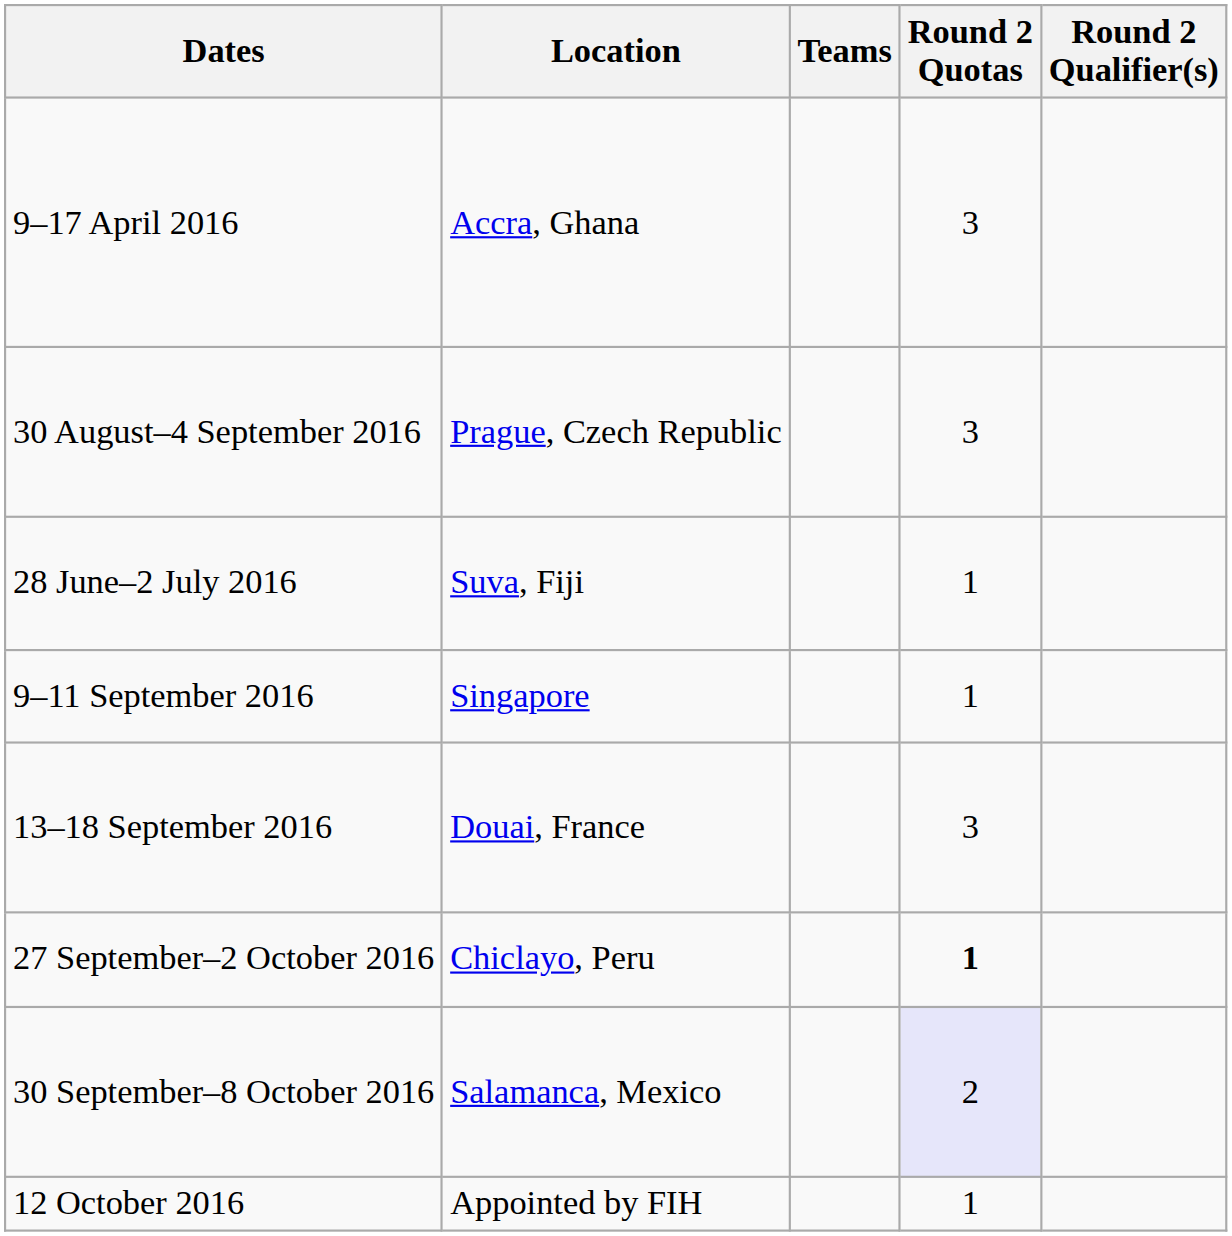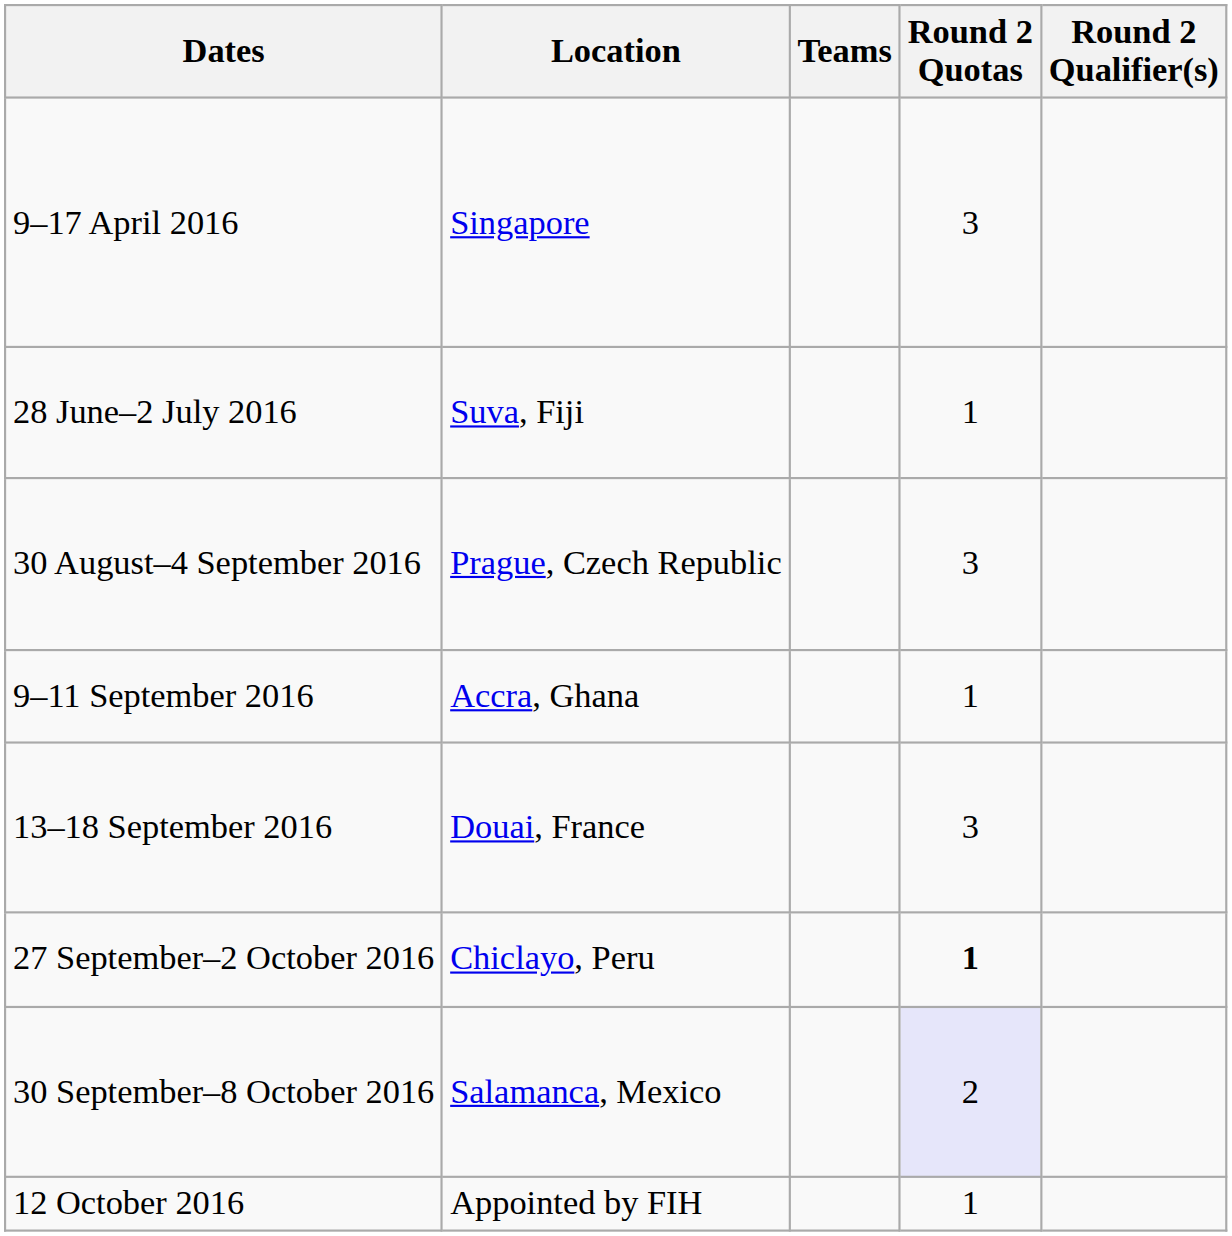(545, 221) Accra, Ghana -> (520, 221) Singapore
rows swapped: (155, 582) <-> (217, 431)
(520, 695) Singapore -> (545, 695) Accra, Ghana
